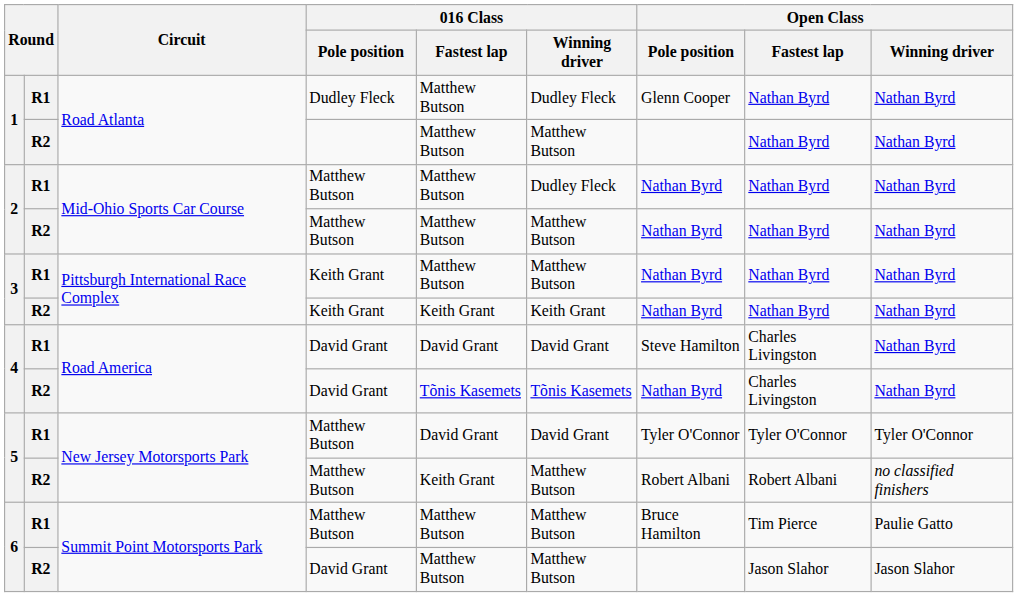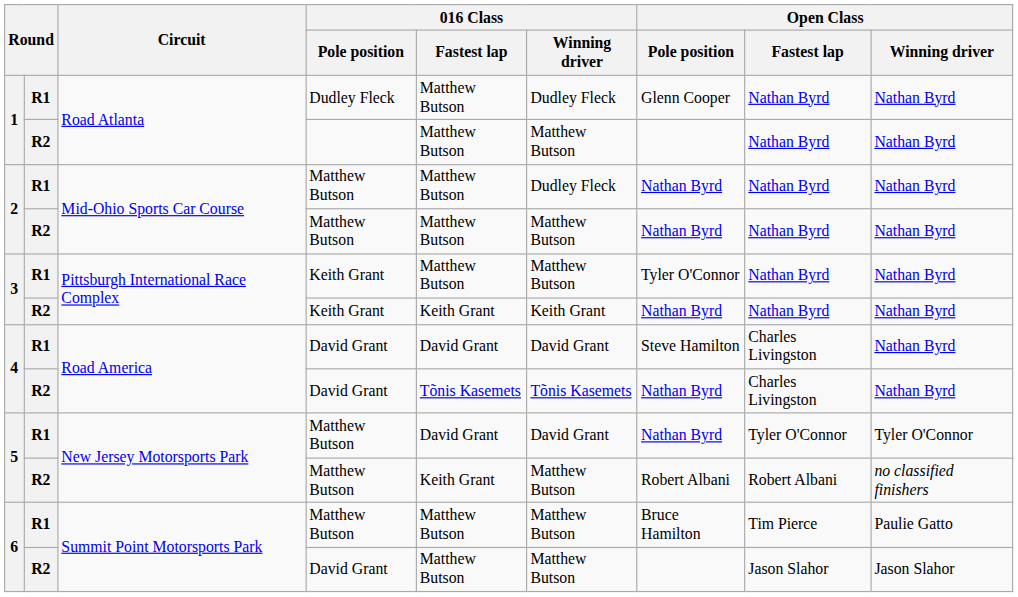(682, 275) Nathan Byrd -> (690, 275) Tyler O'Connor
(690, 435) Tyler O'Connor -> (682, 435) Nathan Byrd
